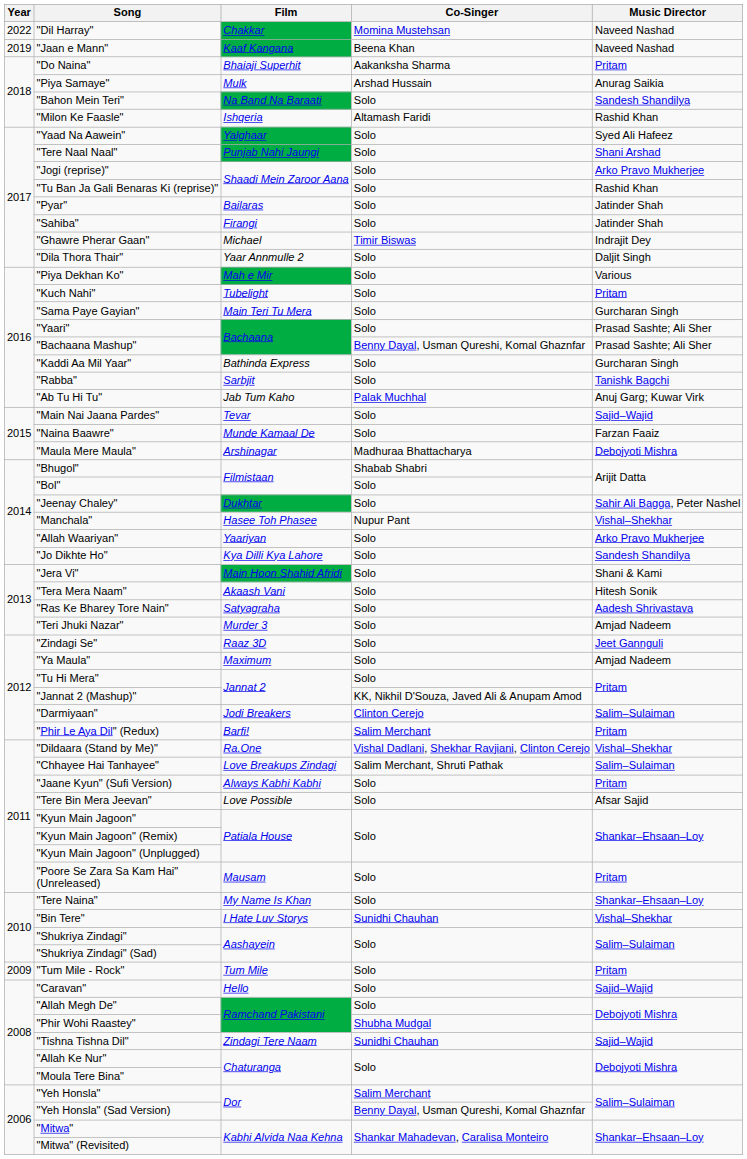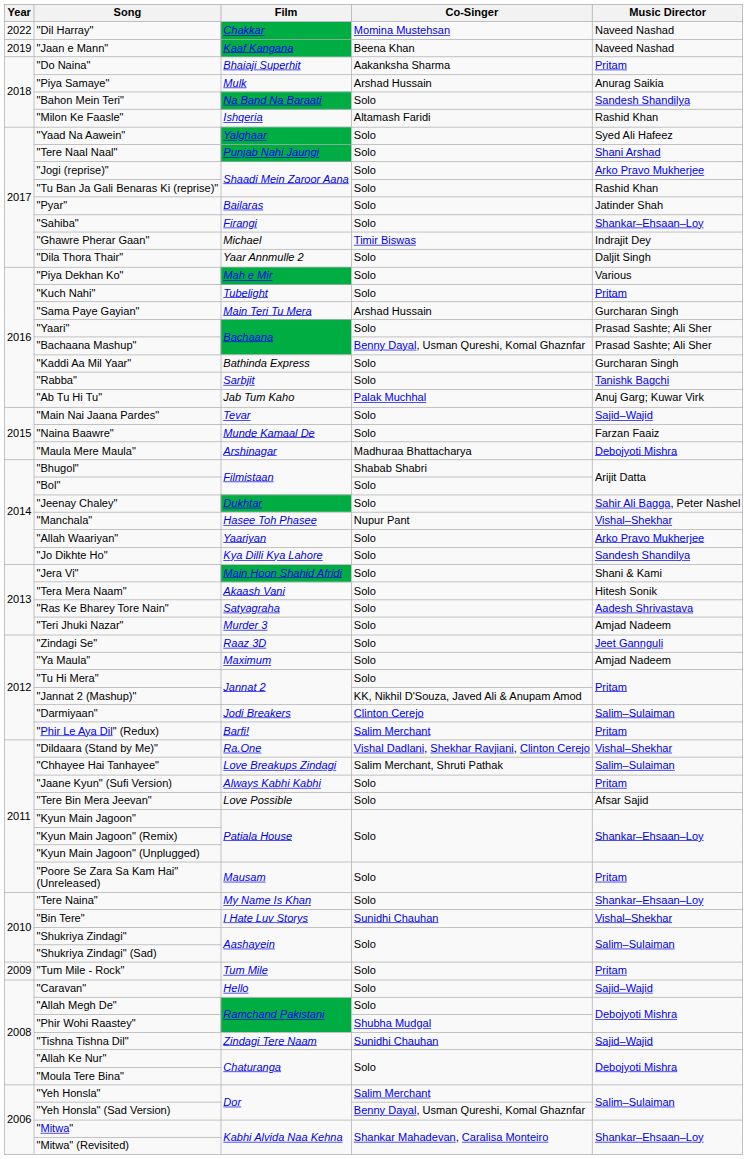(629, 223) Jatinder Shah -> (649, 223) Shankar–Ehsaan–Loy
(365, 310) Solo -> (393, 310) Arshad Hussain
